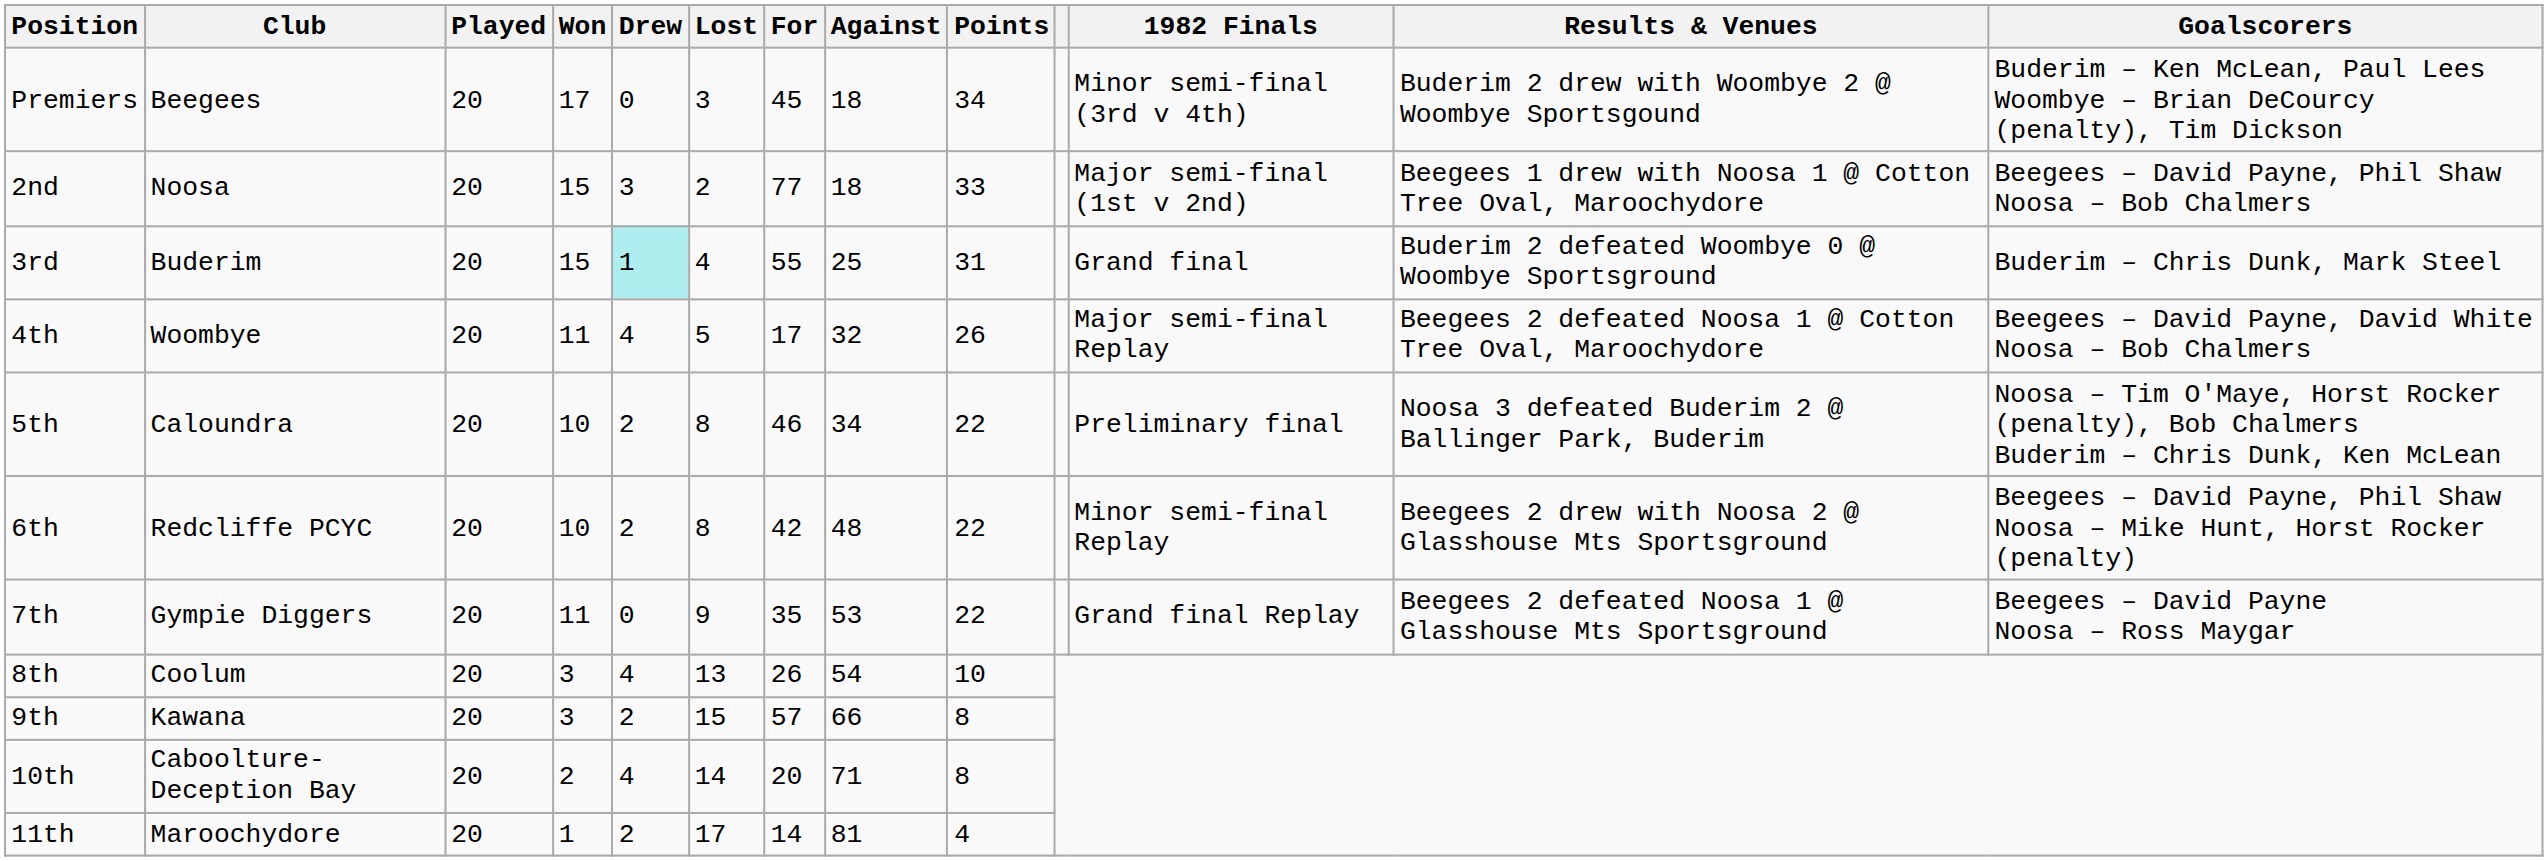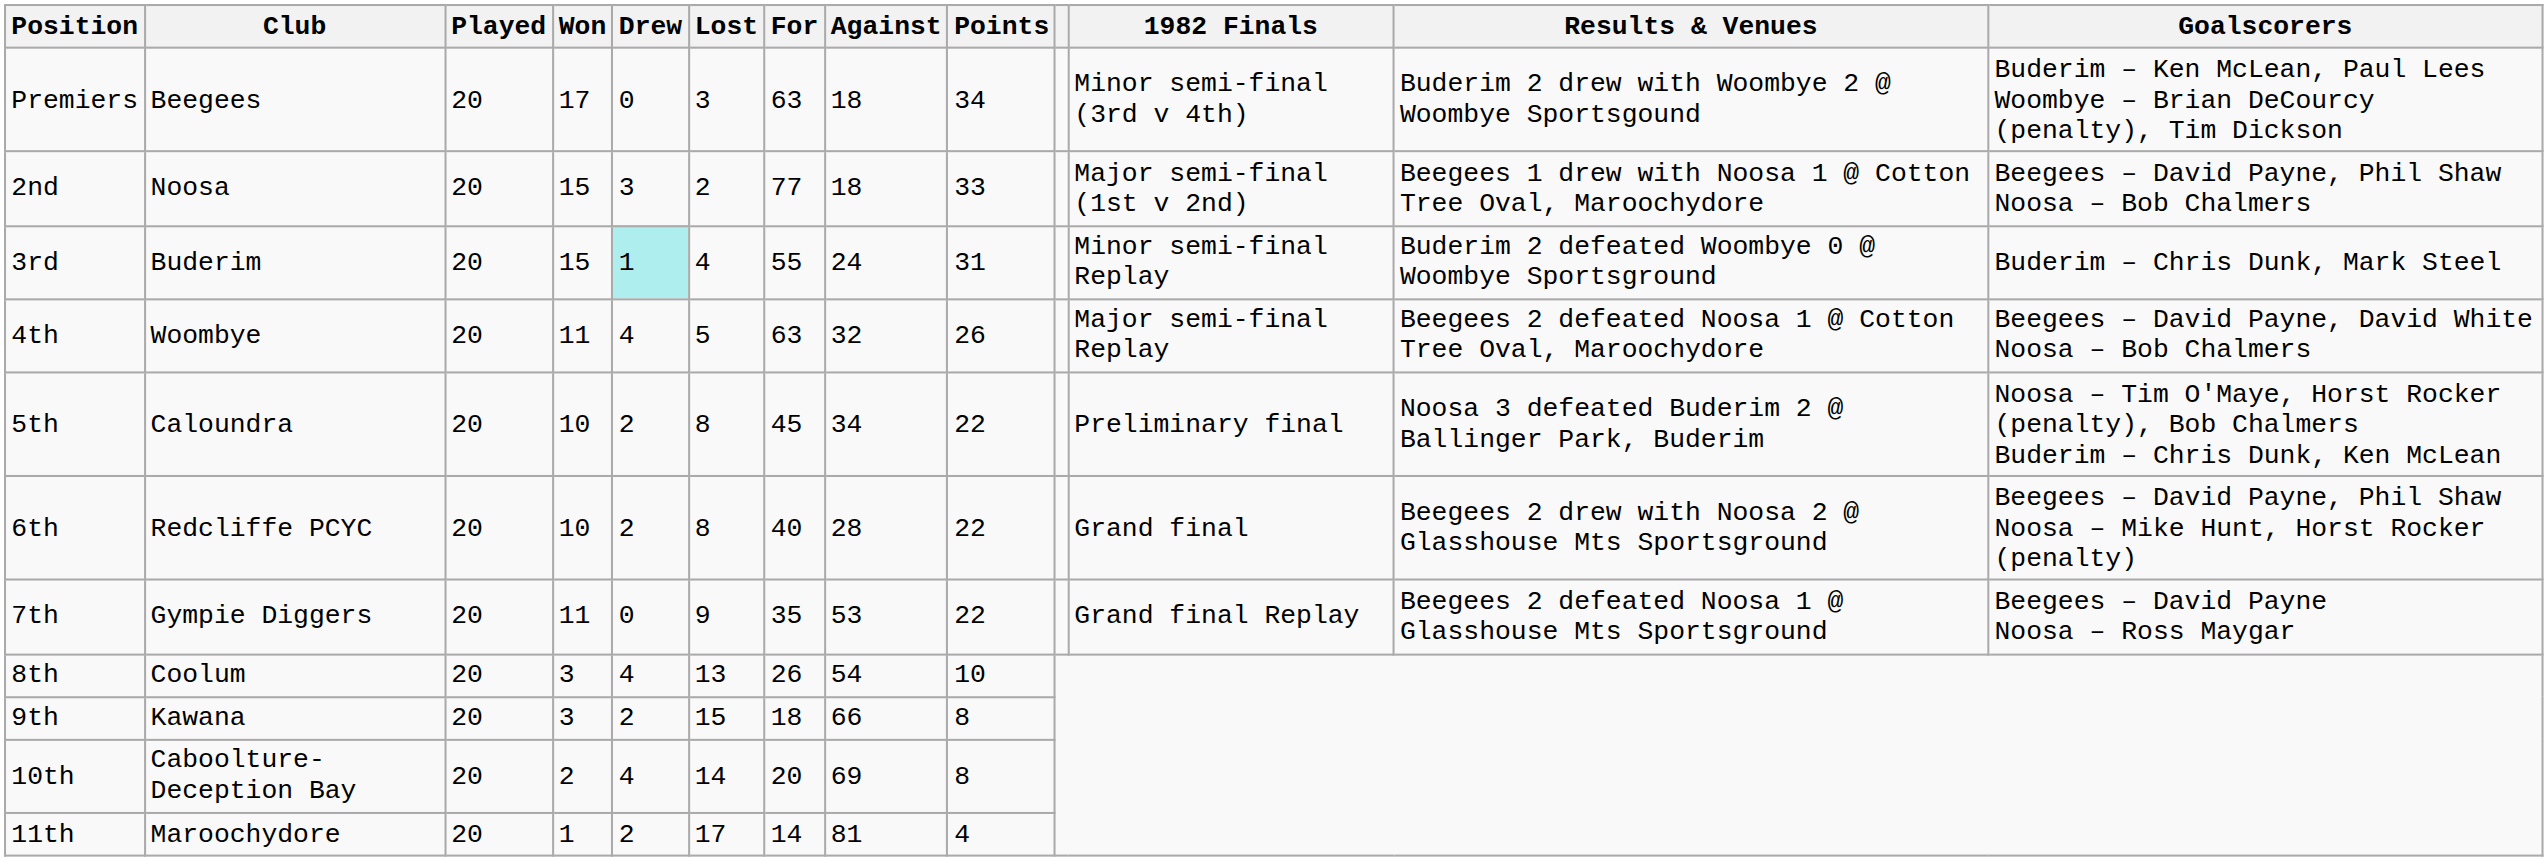(787, 100) 45 -> (787, 100) 63
(847, 262) 25 -> (847, 262) 24
(1161, 262) Grand final -> (1201, 262) Minor semi-final Replay
(787, 336) 17 -> (787, 336) 63
(787, 424) 46 -> (787, 424) 45
(787, 528) 42 -> (787, 528) 40
(847, 528) 48 -> (847, 528) 28
(1201, 528) Minor semi-final Replay -> (1161, 528) Grand final
(787, 718) 57 -> (787, 718) 18
(847, 776) 71 -> (847, 776) 69
